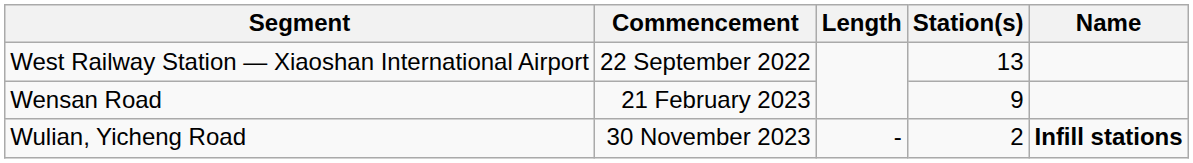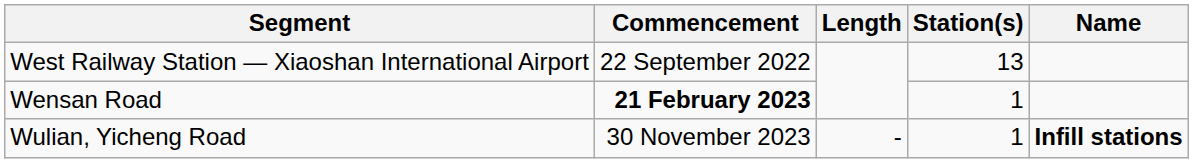(716, 99) normal -> (713, 99) bold
(1017, 99) 9 -> (1017, 99) 1
(1017, 137) 2 -> (1017, 137) 1
